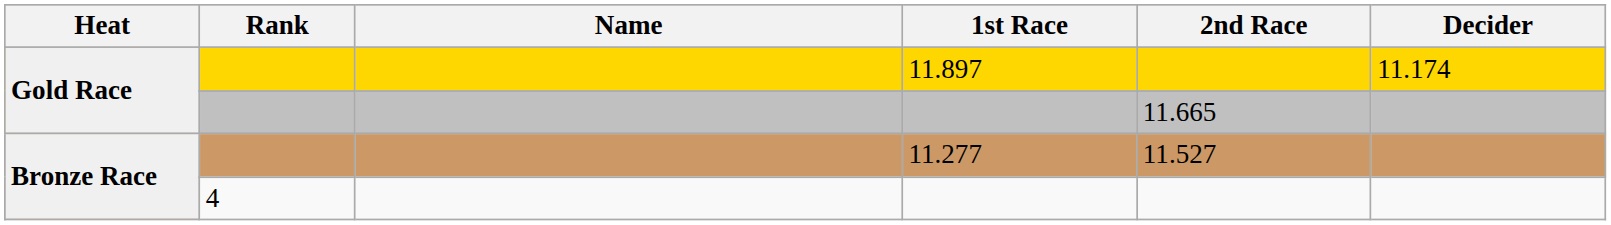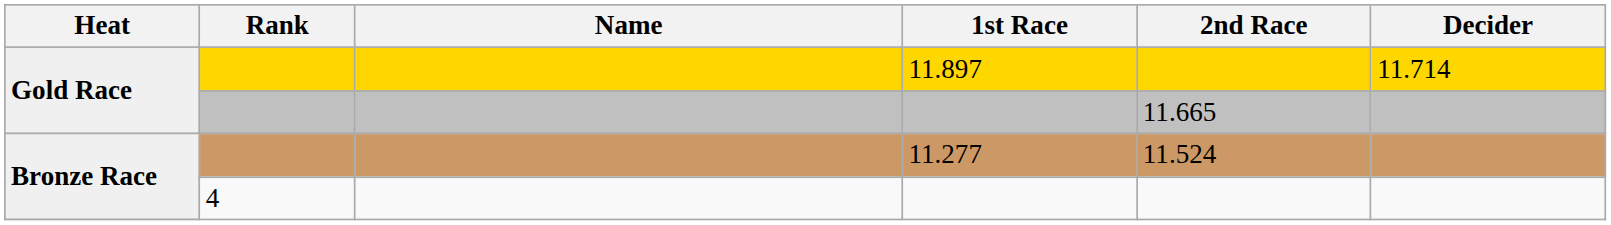(1414, 68) 11.174 -> (1414, 68) 11.714
(1180, 154) 11.527 -> (1180, 154) 11.524
